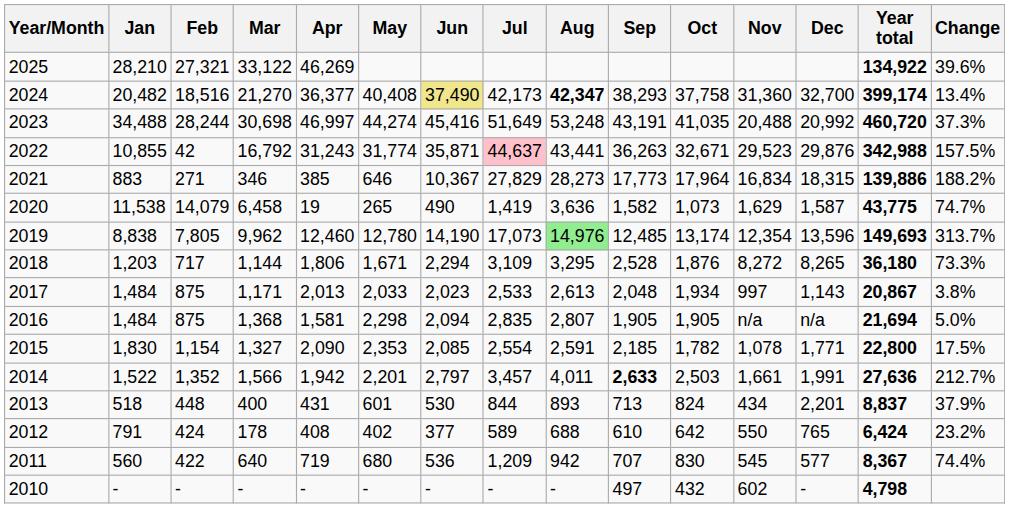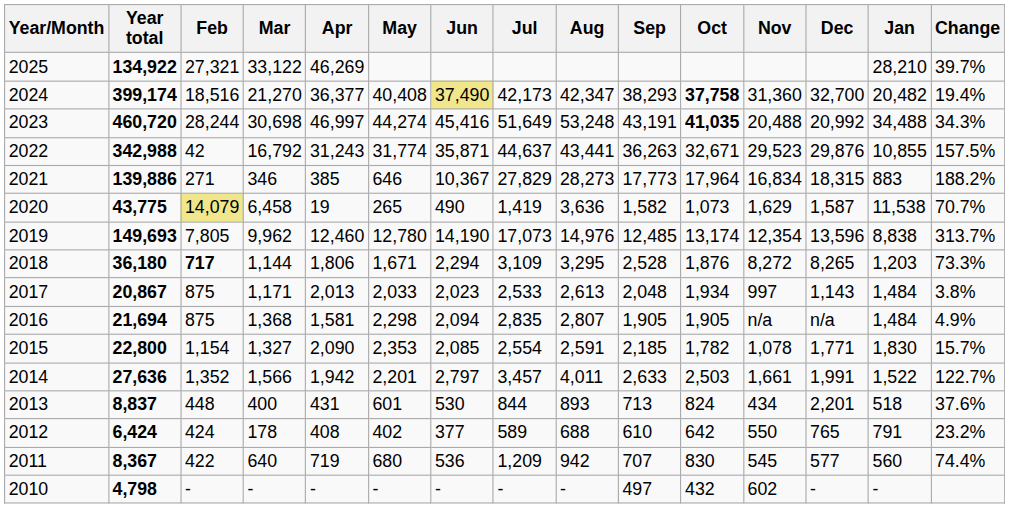columns swapped: (140, 28) <-> (895, 28)
(960, 66) 39.6% -> (960, 66) 39.7%
(577, 94) bold -> (587, 94) normal
(702, 94) normal -> (712, 94) bold
(960, 94) 13.4% -> (960, 94) 19.4%
(702, 123) normal -> (712, 123) bold
(960, 123) 37.3% -> (960, 123) 34.3%
(515, 151) pink background -> (525, 151) no background
(202, 207) no background -> (212, 207) khaki background
(960, 207) 74.7% -> (960, 207) 70.7%
(577, 235) lightgreen background -> (587, 235) no background
(190, 263) normal -> (200, 263) bold
(955, 320) 5.0% -> (955, 320) 4.9%
(960, 348) 17.5% -> (960, 348) 15.7%
(635, 376) bold -> (645, 376) normal
(965, 376) 212.7% -> (965, 376) 122.7%
(960, 404) 37.9% -> (960, 404) 37.6%
